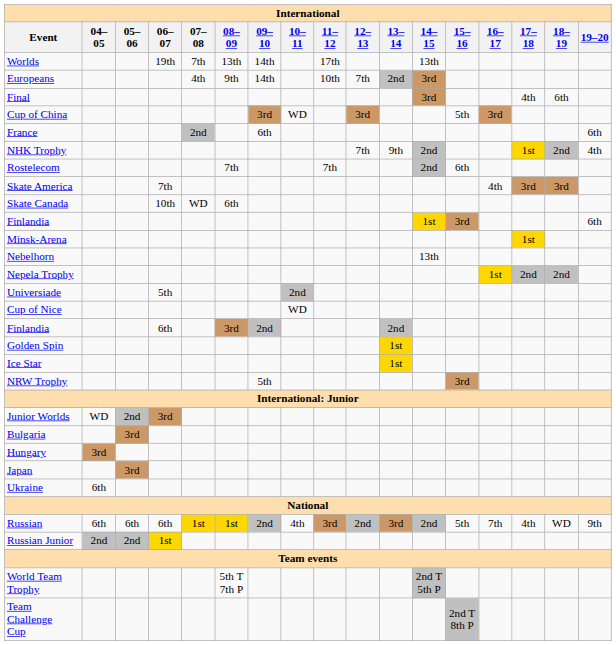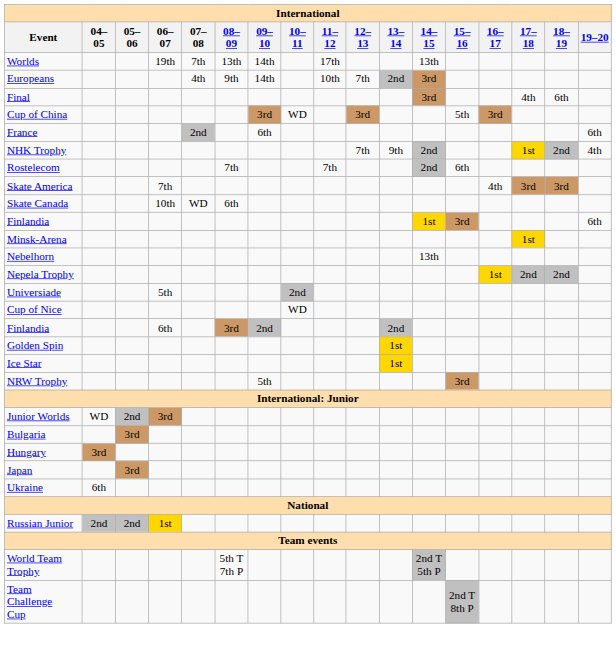- row: (25, 523)
